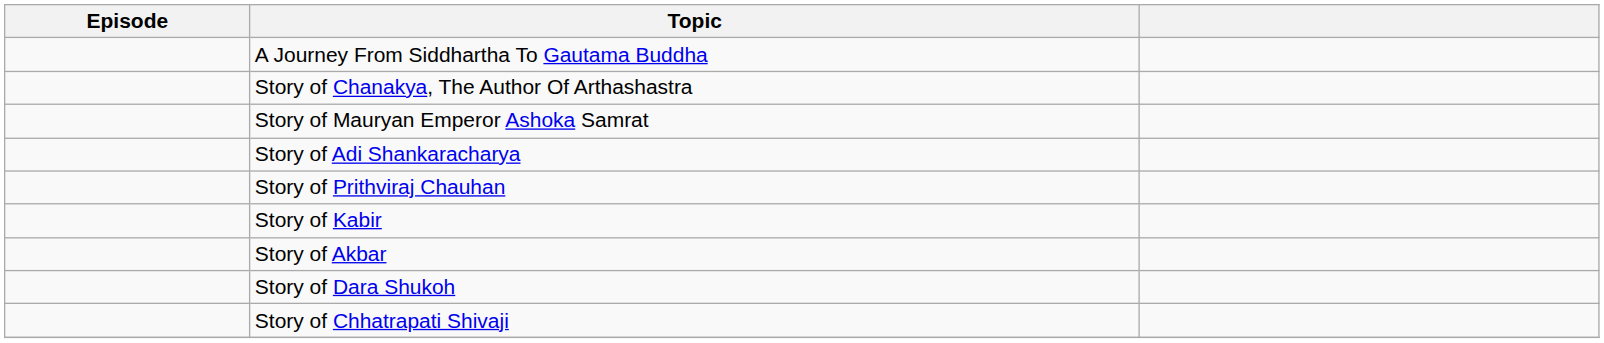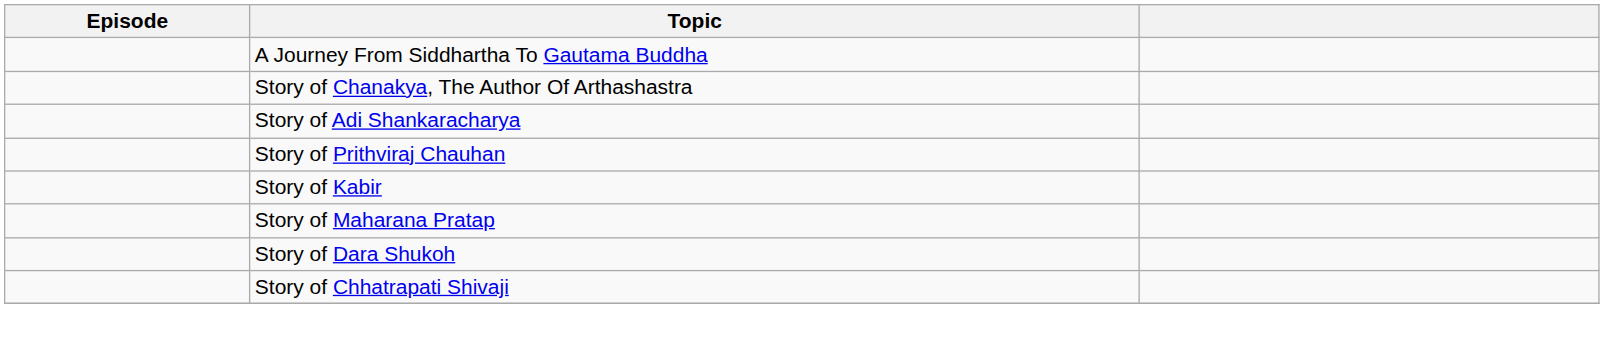- row: (452, 120)
- row: (321, 253)
+ row: (375, 220)
